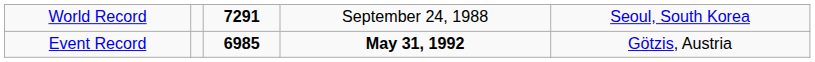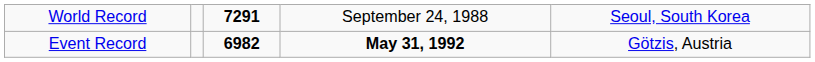(242, 44) 6985 -> (242, 44) 6982
